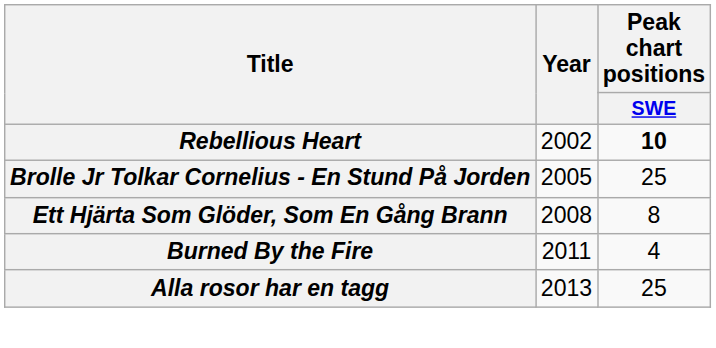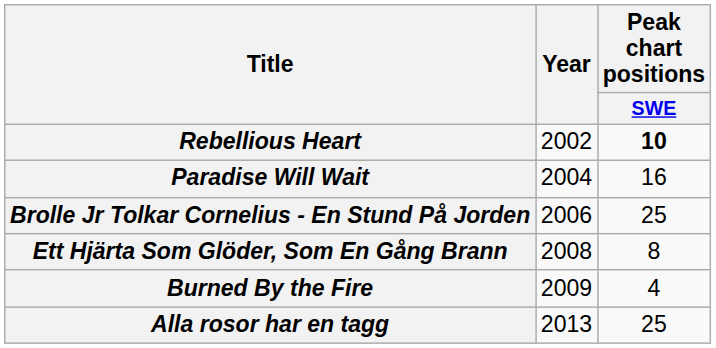+ row: (270, 178)
(566, 178) 2005 -> (566, 215) 2006
(566, 251) 2011 -> (566, 288) 2009
